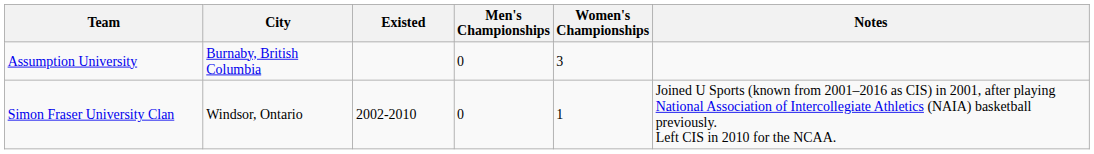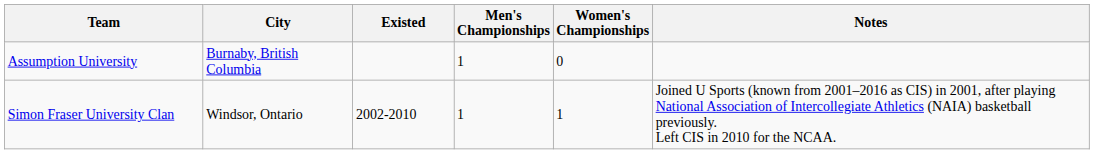(461, 61) 0 -> (461, 61) 1
(560, 61) 3 -> (560, 61) 0
(461, 114) 0 -> (461, 114) 1
